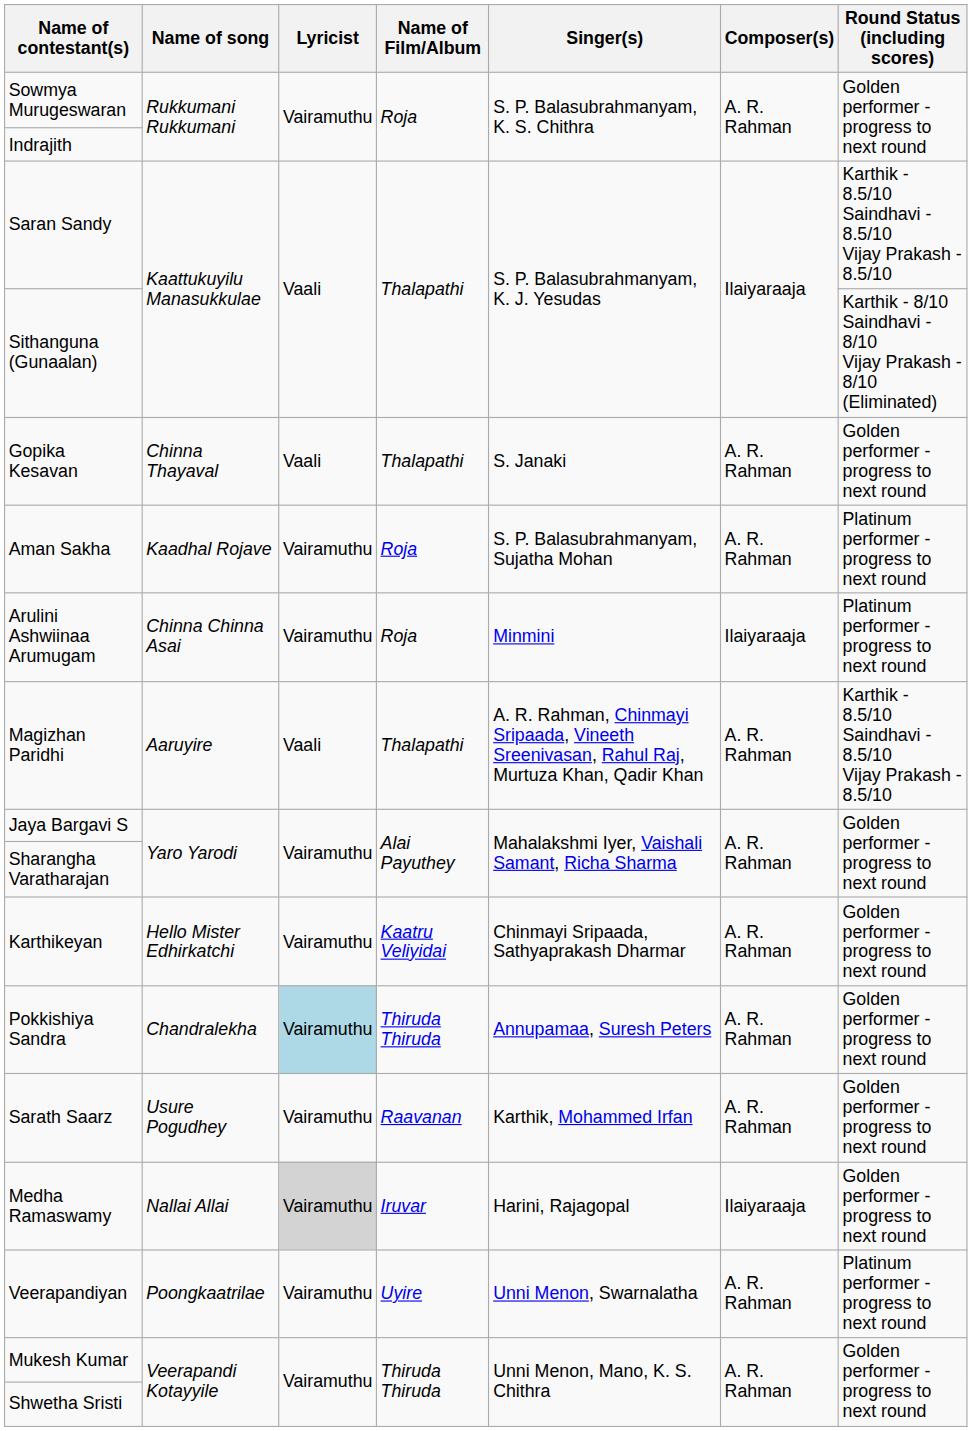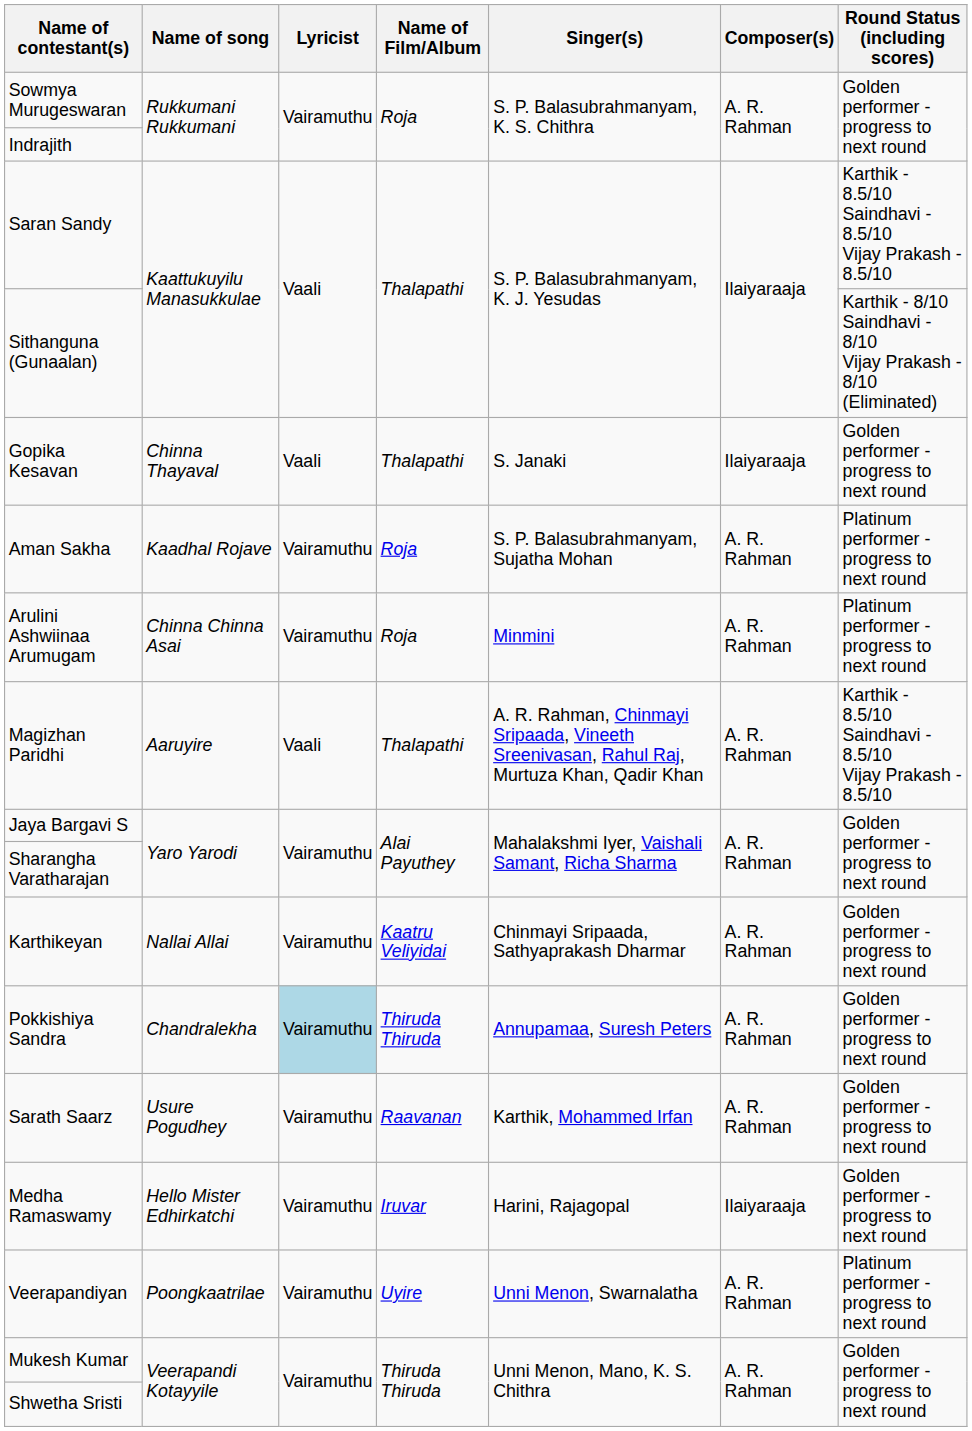(758, 460) A. R. Rahman -> (765, 460) Ilaiyaraaja
(765, 637) Ilaiyaraaja -> (758, 637) A. R. Rahman
(193, 941) Hello Mister Edhirkatchi -> (187, 941) Nallai Allai
(187, 1205) Nallai Allai -> (193, 1205) Hello Mister Edhirkatchi
(328, 1205) lightgrey background -> (328, 1205) no background
